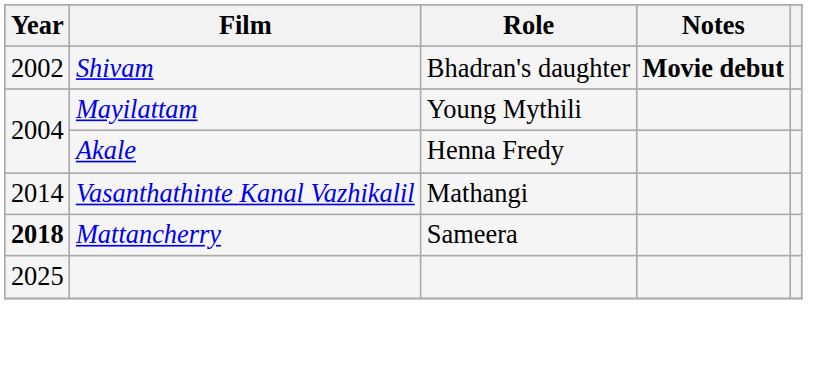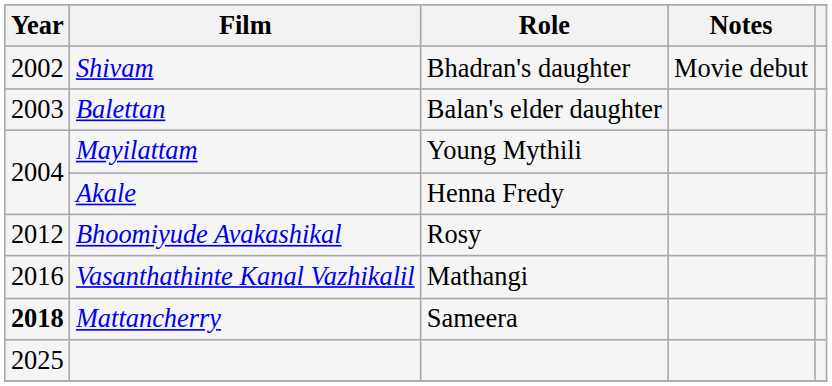(713, 67) bold -> (741, 67) normal
+ row: (121, 109)
+ row: (209, 234)
(37, 192) 2014 -> (37, 276) 2016
